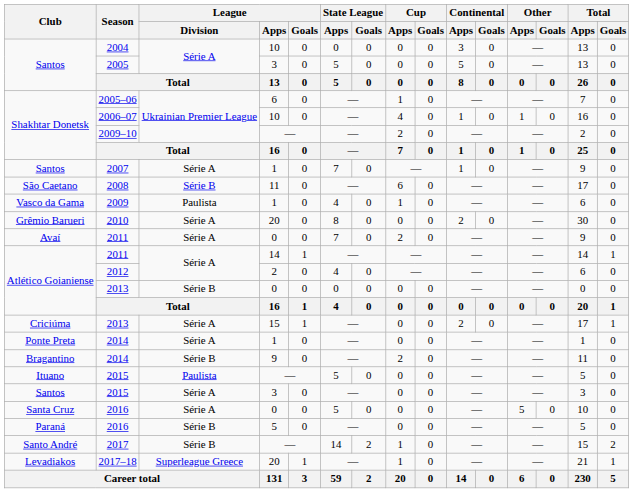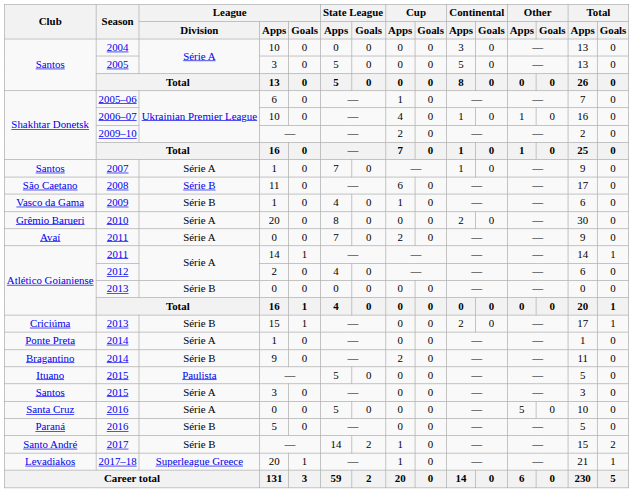(199, 202) Paulista -> (199, 202) Série B
(199, 323) Série A -> (199, 323) Série B
